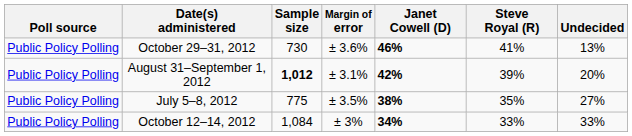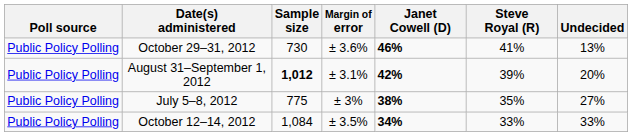(348, 101) ± 3.5% -> (348, 101) ± 3%
(348, 121) ± 3% -> (348, 121) ± 3.5%
